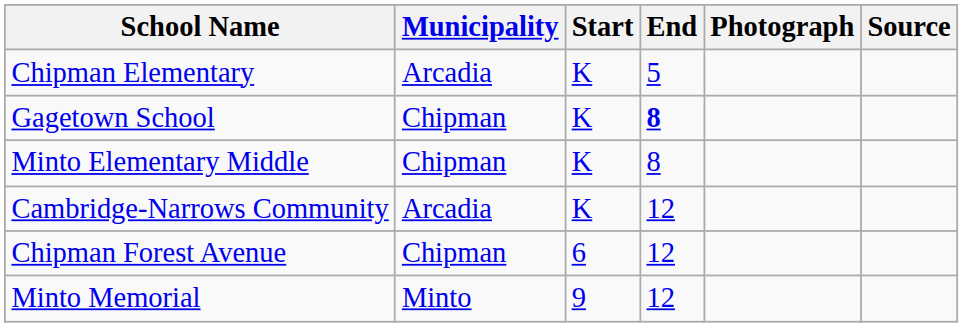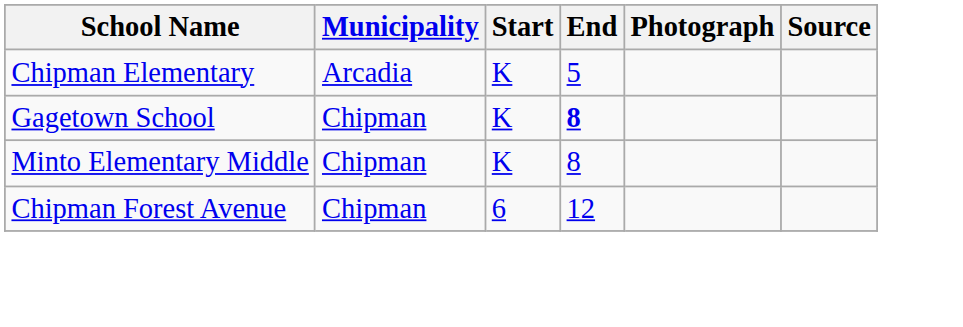- row: (200, 207)
- row: (106, 298)
